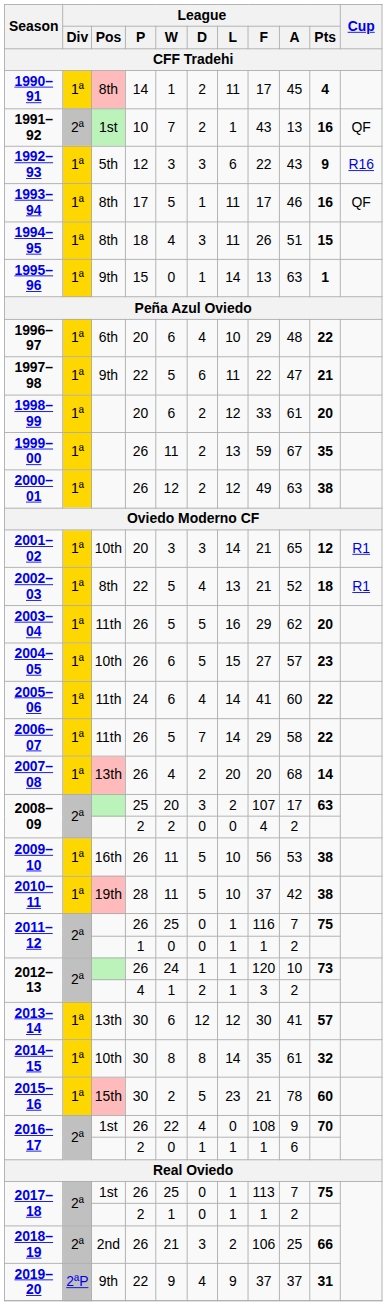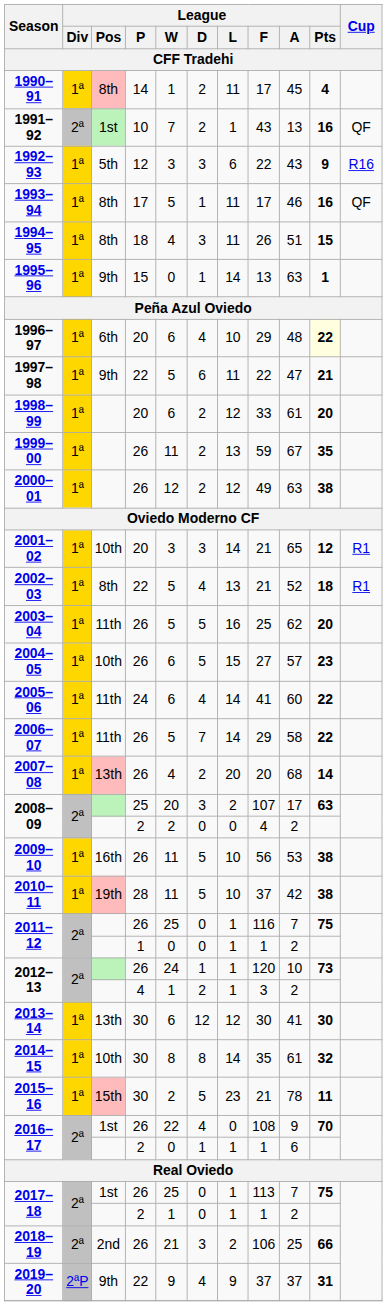(325, 338) no background -> (325, 338) lightyellow background
(264, 624) 29 -> (264, 624) 25
(325, 1020) 57 -> (325, 1020) 30
(325, 1096) 60 -> (325, 1096) 11
